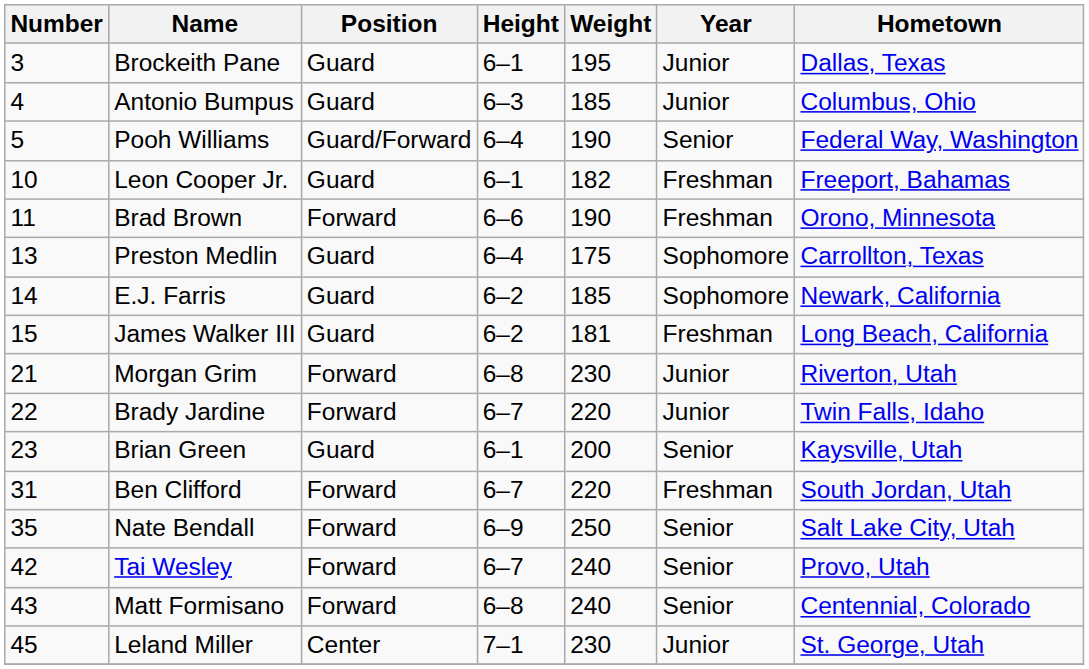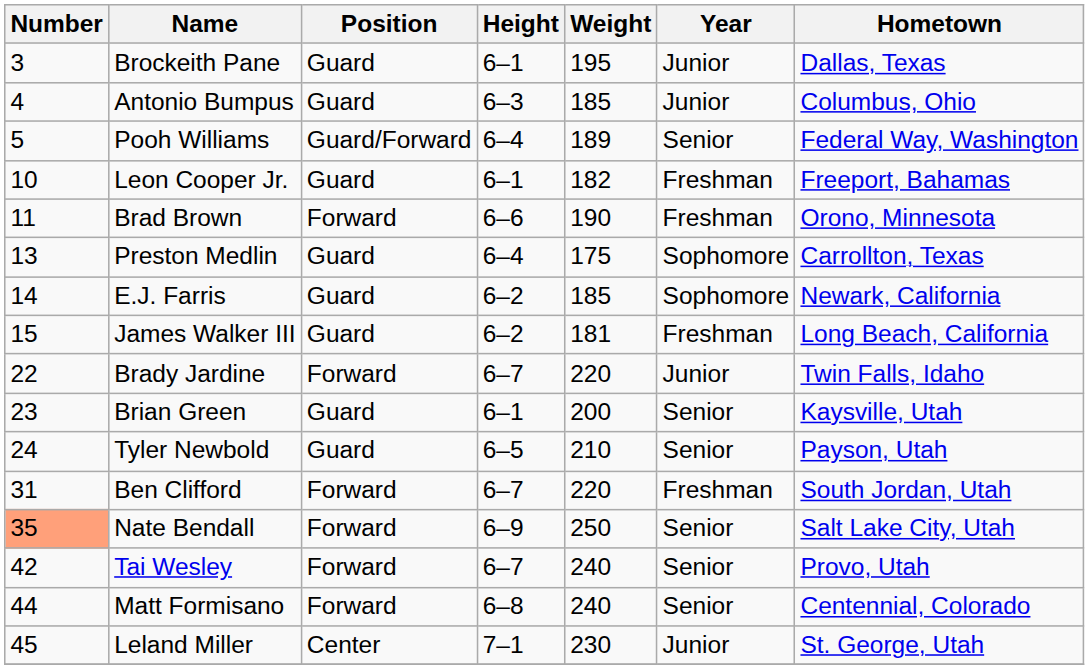(591, 140) 190 -> (591, 140) 189
- row: (186, 373)
+ row: (192, 450)
(24, 528) no background -> (24, 528) lightsalmon background
(24, 606) 43 -> (24, 606) 44
